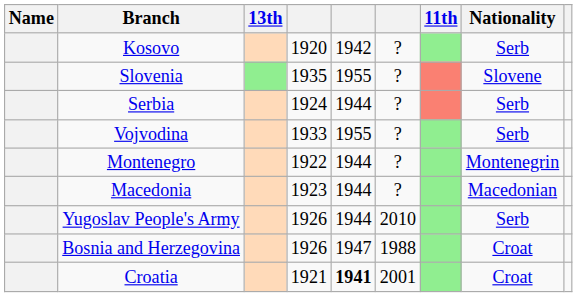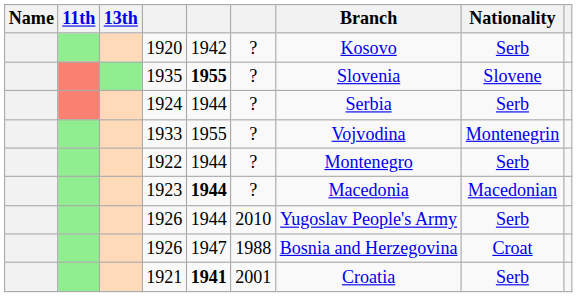columns swapped: (441, 18) <-> (151, 18)
(353, 76) normal -> (209, 76) bold
(512, 133) Serb -> (512, 133) Montenegrin
(512, 162) Montenegrin -> (512, 162) Serb
(353, 190) normal -> (209, 190) bold
(512, 276) Croat -> (512, 276) Serb
